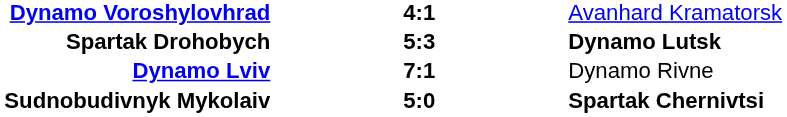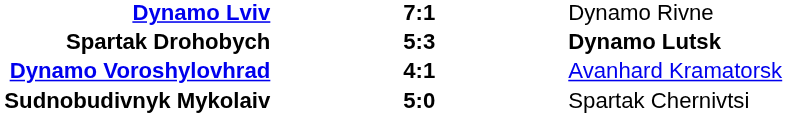rows swapped: (201, 71) <-> (140, 12)
(666, 100) bold -> (659, 100) normal
